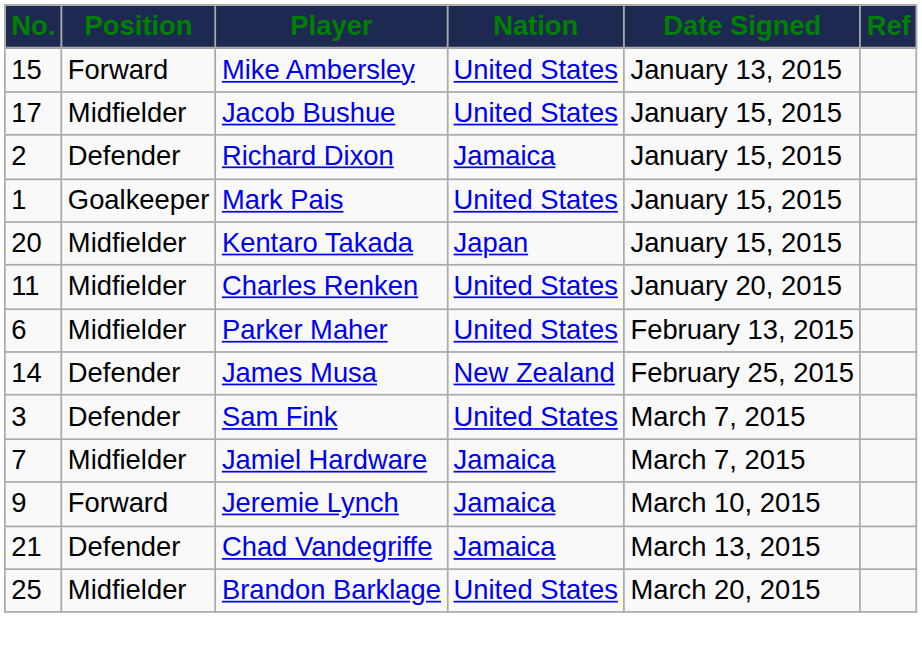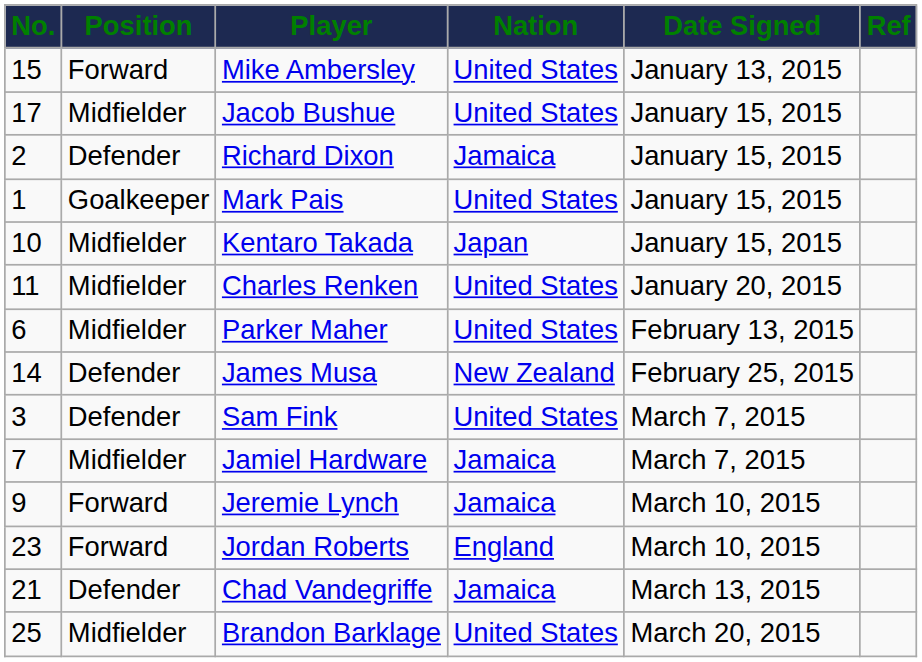(26, 243) 20 -> (26, 243) 10
+ row: (315, 546)
